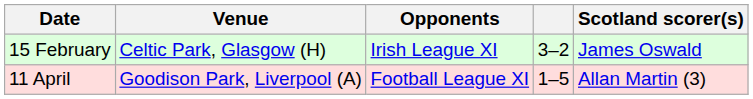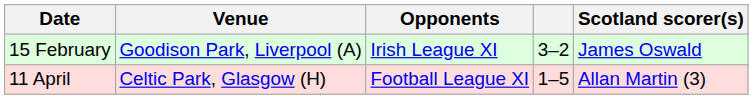(223, 49) Celtic Park, Glasgow (H) -> (241, 49) Goodison Park, Liverpool (A)
(241, 79) Goodison Park, Liverpool (A) -> (223, 79) Celtic Park, Glasgow (H)
